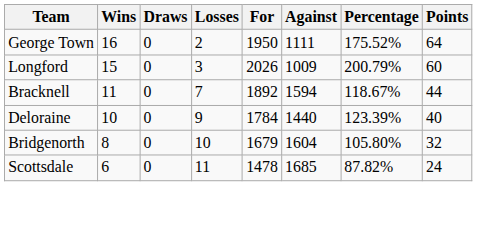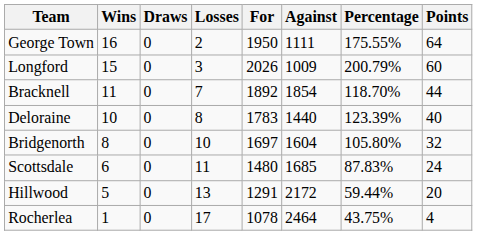(373, 42) 175.52% -> (373, 42) 175.55%
(301, 92) 1594 -> (301, 92) 1854
(372, 92) 118.67% -> (372, 92) 118.70%
(199, 117) 9 -> (199, 117) 8
(262, 117) 1784 -> (262, 117) 1783
(262, 142) 1679 -> (262, 142) 1697
(262, 167) 1478 -> (262, 167) 1480
(369, 167) 87.82% -> (369, 167) 87.83%
+ row: (38, 192)
+ row: (40, 218)
